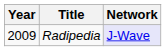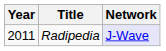(22, 35) 2009 -> (21, 35) 2011
